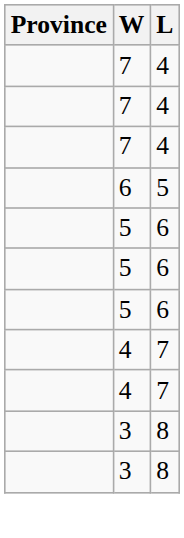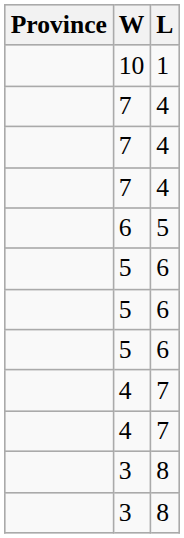+ row: (132, 65)
